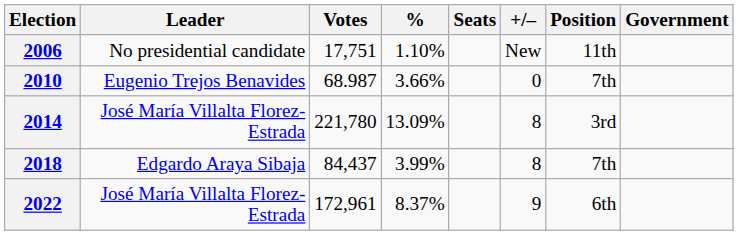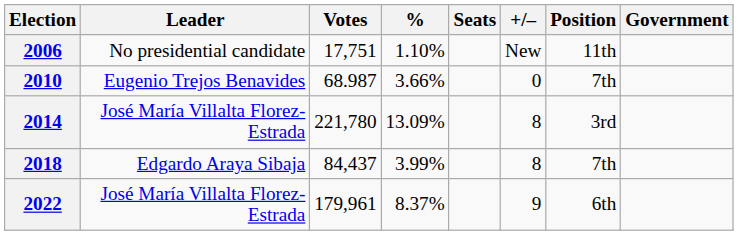(345, 204) 172,961 -> (345, 204) 179,961
